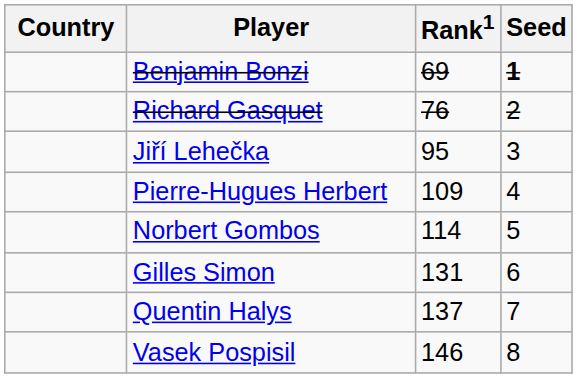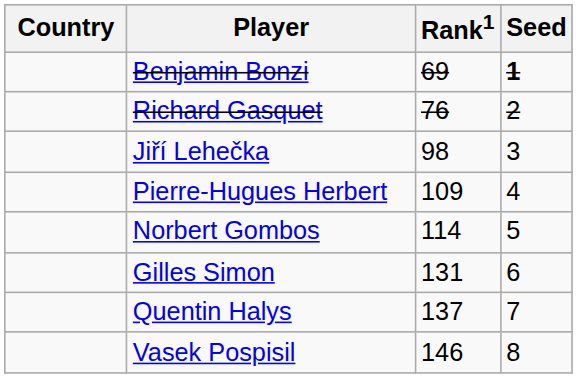(435, 151) 95 -> (435, 151) 98
